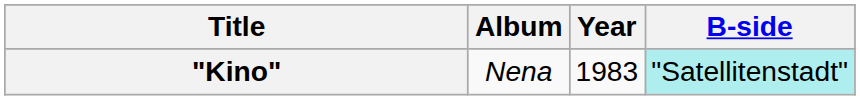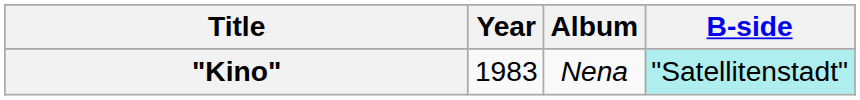columns swapped: (607, 26) <-> (519, 26)
